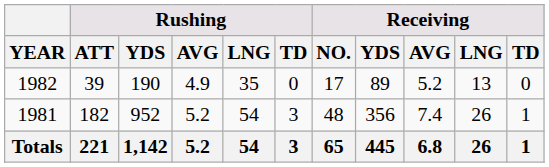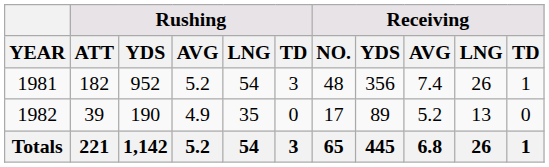rows swapped: (37, 114) <-> (37, 83)
